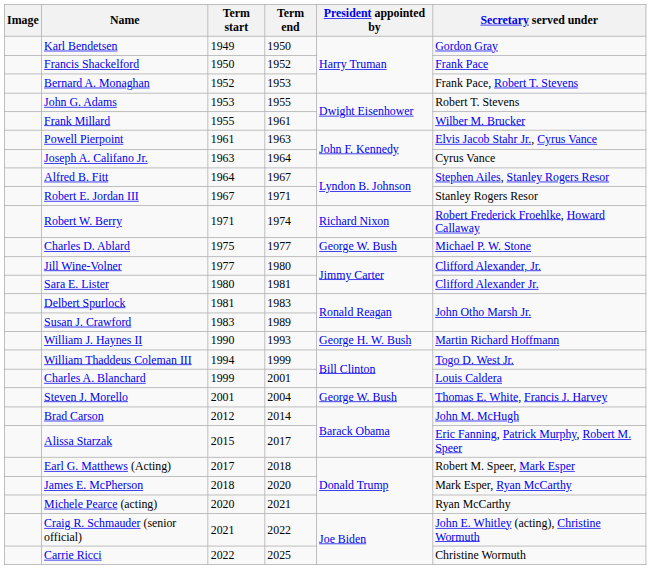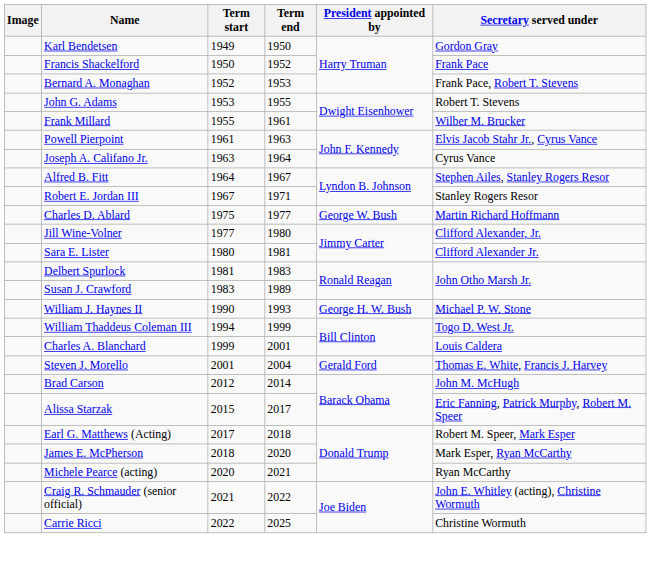- row: (83, 221)
(483, 247) Michael P. W. Stone -> (497, 214) Martin Richard Hoffmann
(497, 340) Martin Richard Hoffmann -> (483, 308) Michael P. W. Stone
(358, 397) George W. Bush -> (348, 365) Gerald Ford
